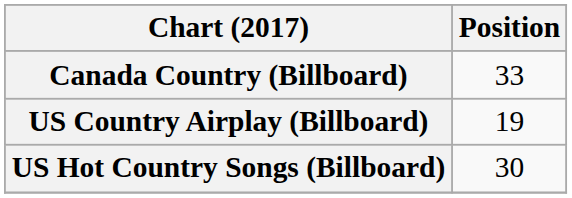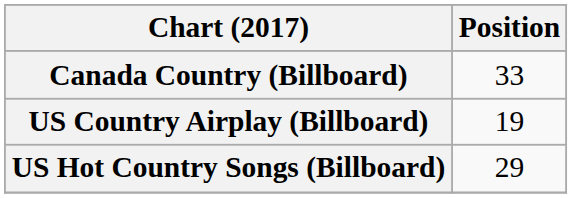(509, 167) 30 -> (509, 167) 29
